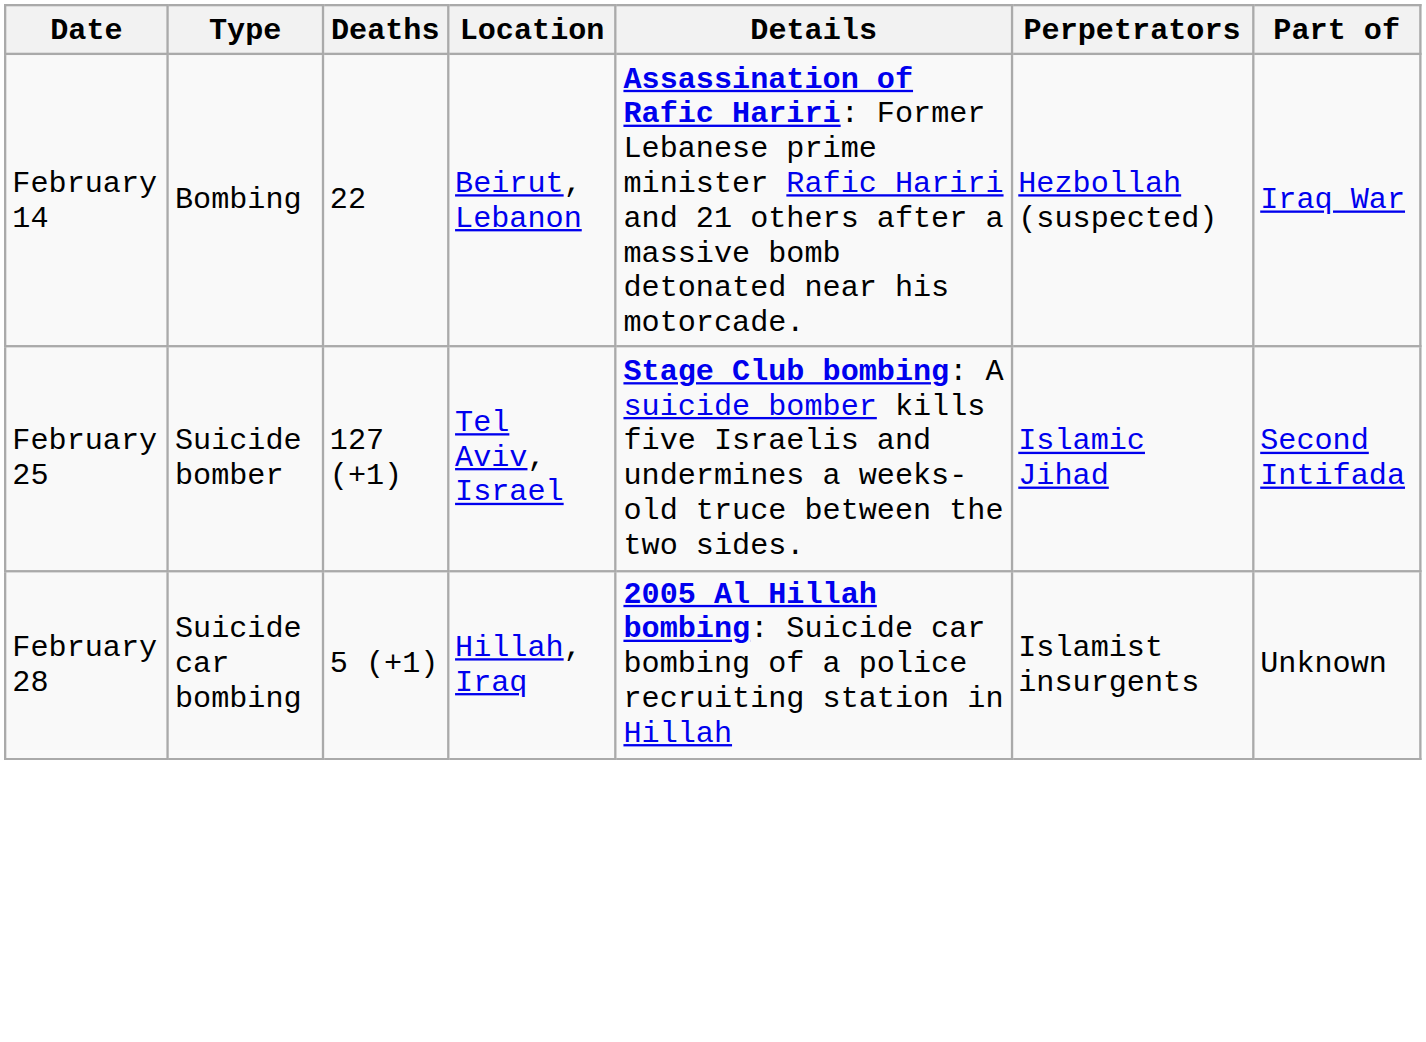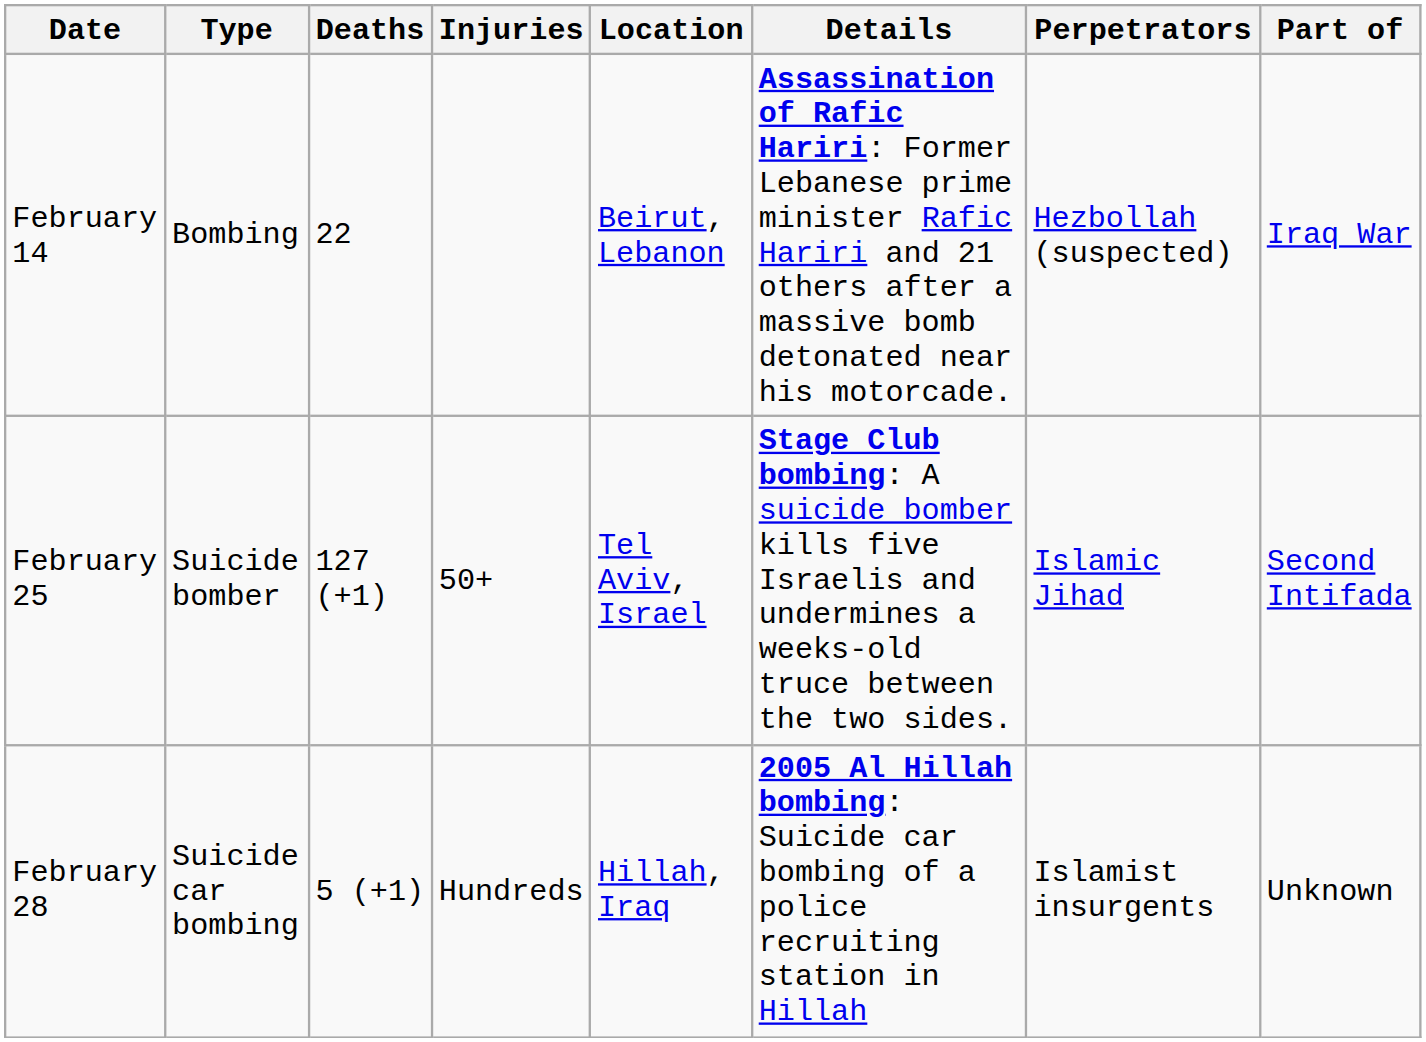+ column: (511, 30)
